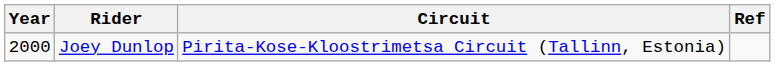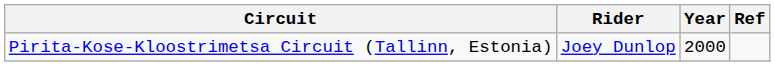columns swapped: (30, 19) <-> (454, 19)
